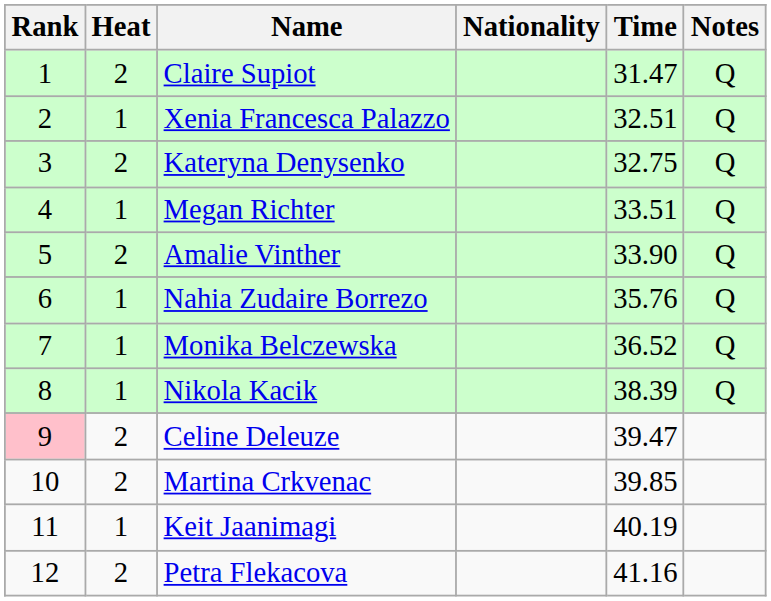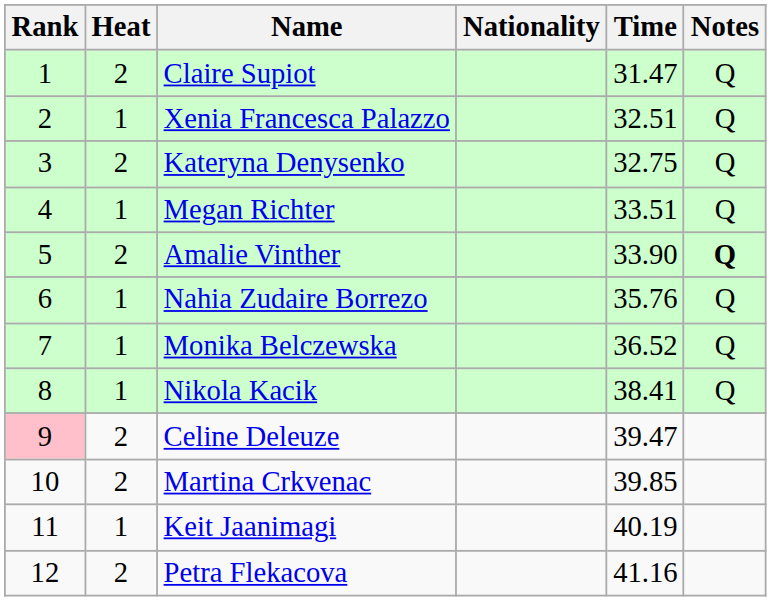(725, 254) normal -> (725, 254) bold
(645, 390) 38.39 -> (645, 390) 38.41
